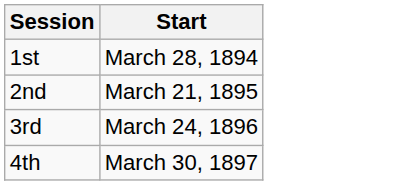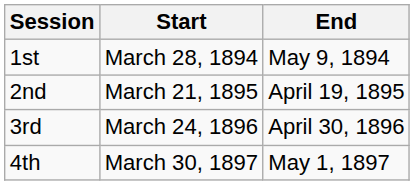+ column: (336, 22)
